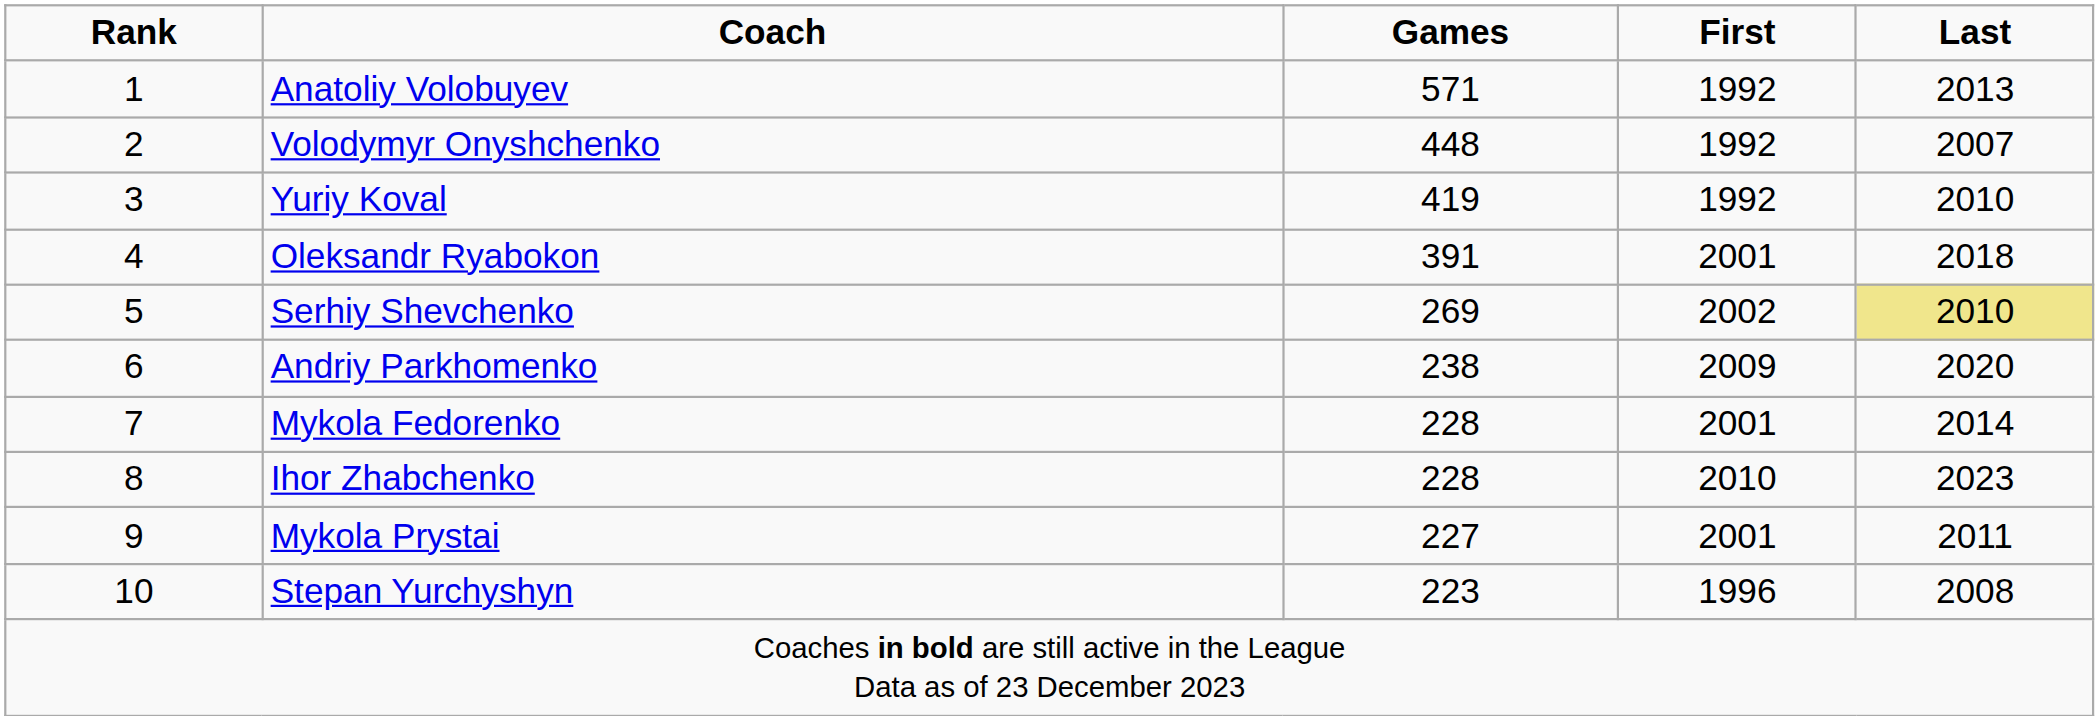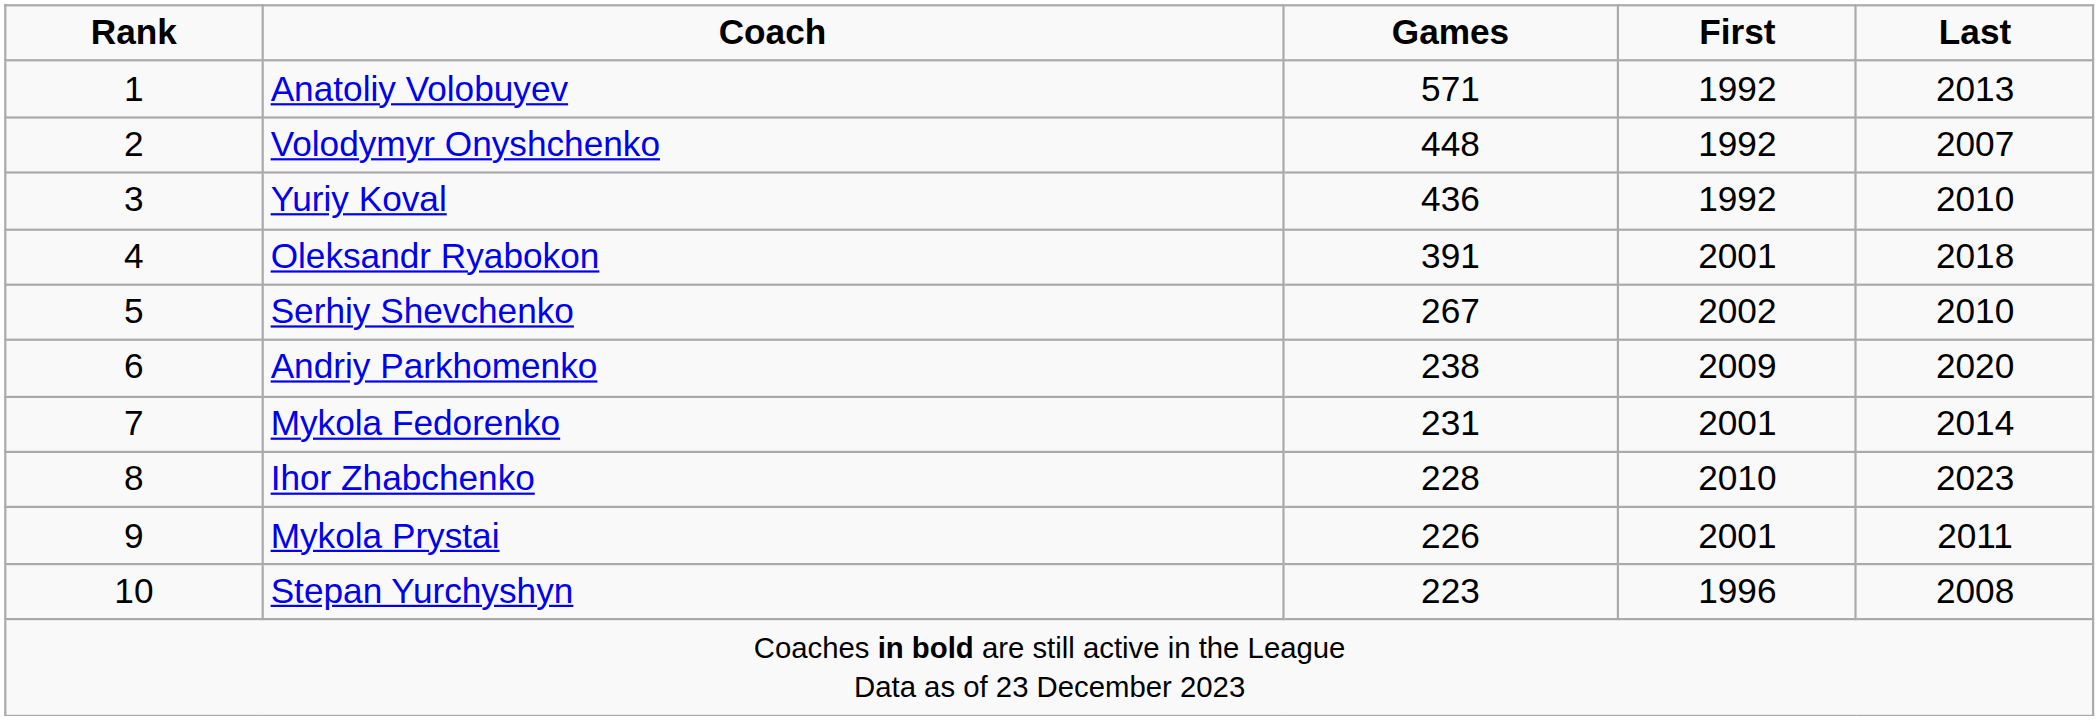(1450, 200) 419 -> (1450, 200) 436
(1450, 311) 269 -> (1450, 311) 267
(1975, 311) khaki background -> (1975, 311) no background
(1450, 423) 228 -> (1450, 423) 231
(1450, 535) 227 -> (1450, 535) 226
